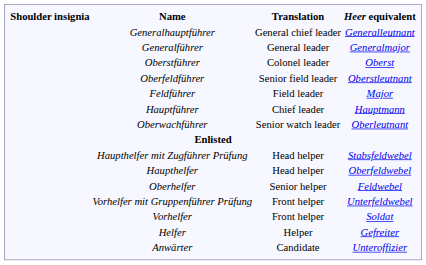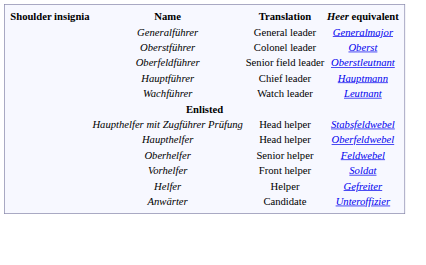- row: (172, 32)
- row: (172, 93)
- row: (172, 124)
+ row: (168, 93)
- row: (172, 201)
